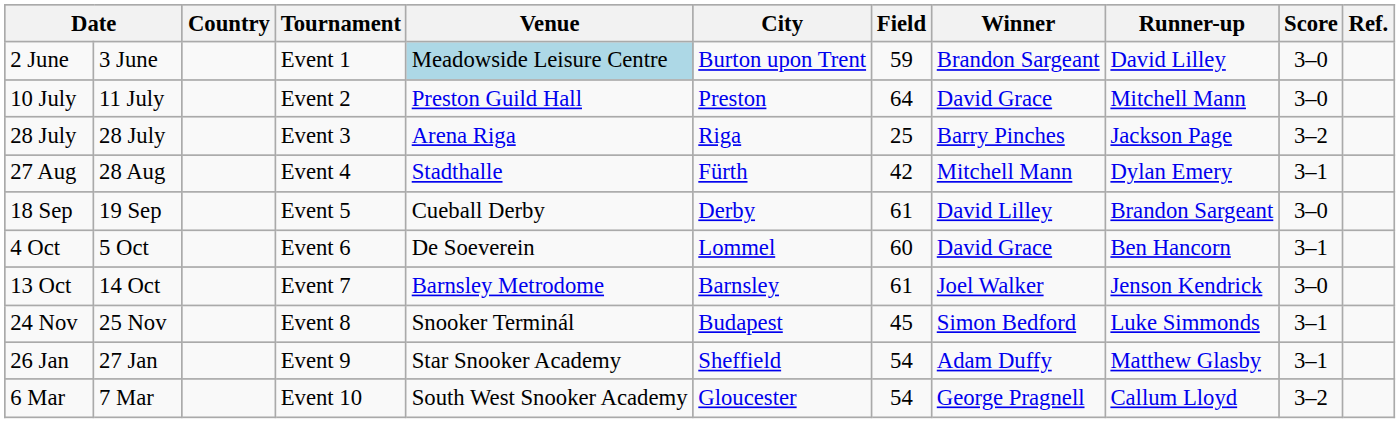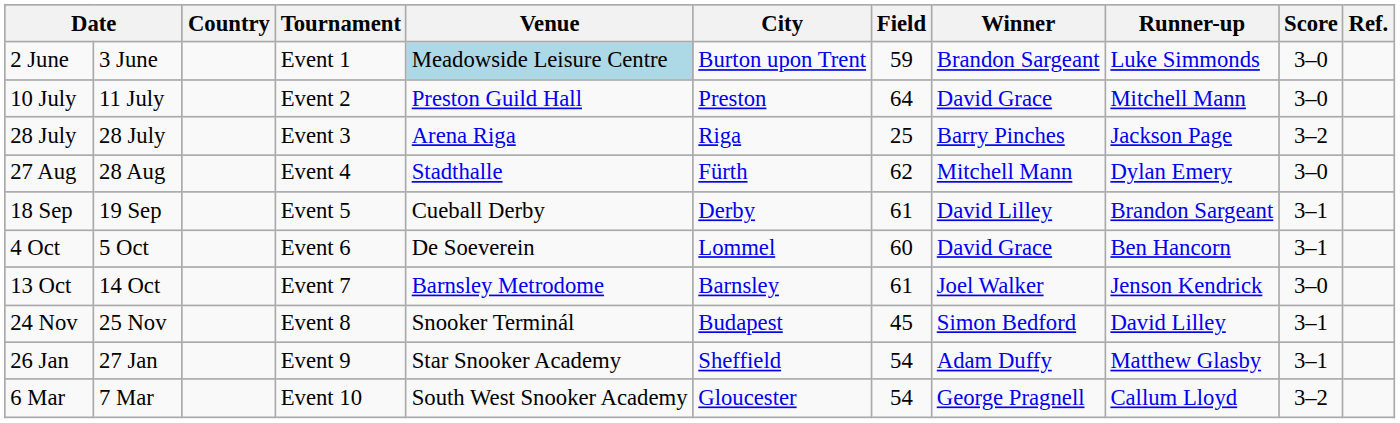(1168, 60) David Lilley -> (1185, 60) Luke Simmonds
(901, 172) 42 -> (901, 172) 62
(1311, 172) 3–1 -> (1311, 172) 3–0
(1311, 210) 3–0 -> (1311, 210) 3–1
(1185, 322) Luke Simmonds -> (1168, 322) David Lilley
